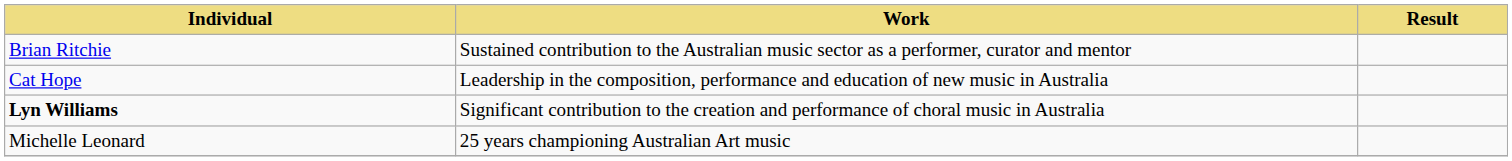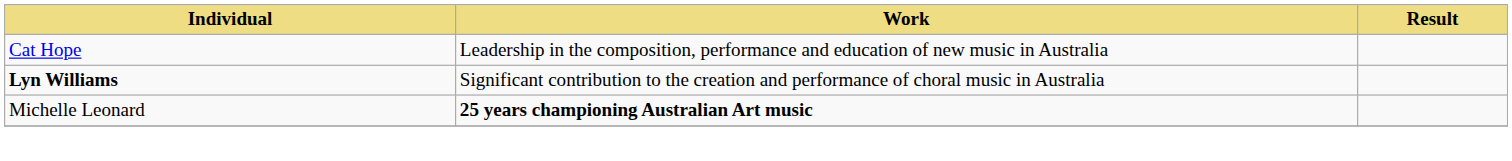- row: (60, 49)
(625, 140) normal -> (636, 110) bold
